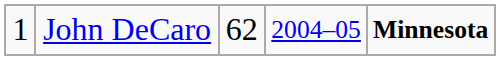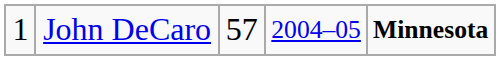(242, 29) 62 -> (242, 29) 57
